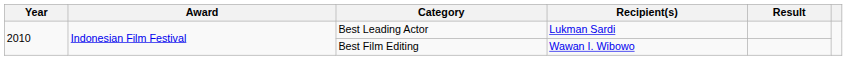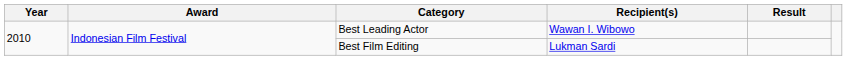(582, 30) Lukman Sardi -> (592, 30) Wawan I. Wibowo
(592, 47) Wawan I. Wibowo -> (582, 47) Lukman Sardi
